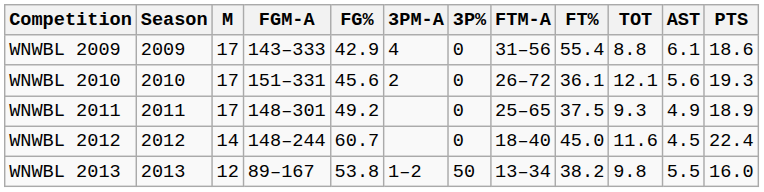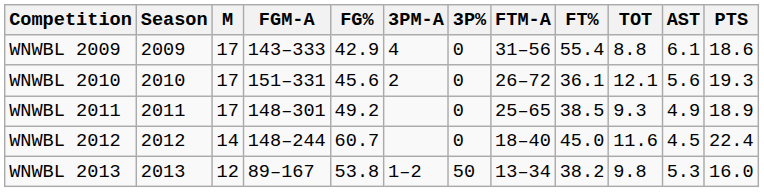(582, 111) 37.5 -> (582, 111) 38.5
(683, 171) 5.5 -> (683, 171) 5.3
